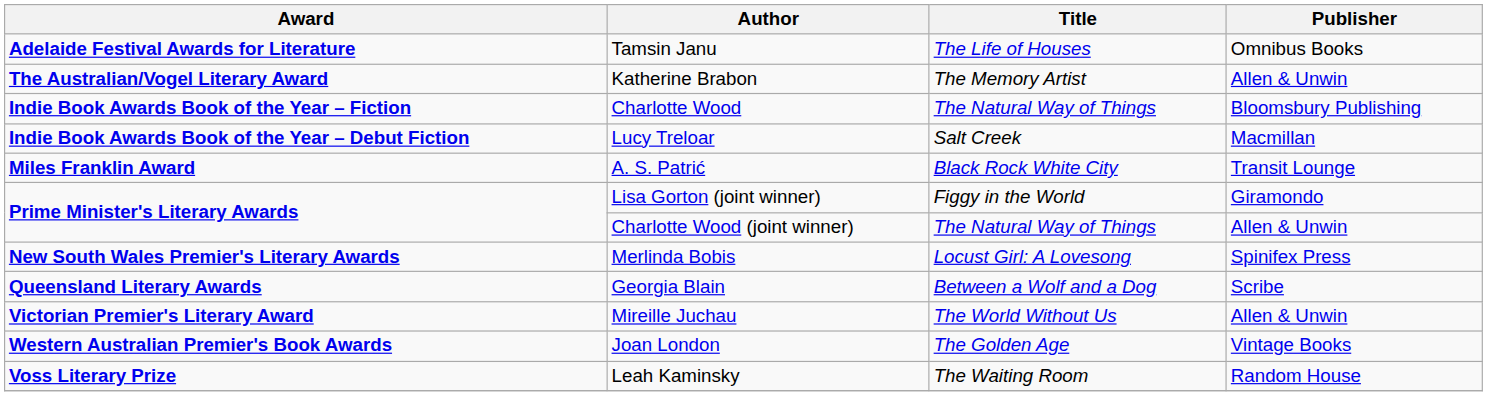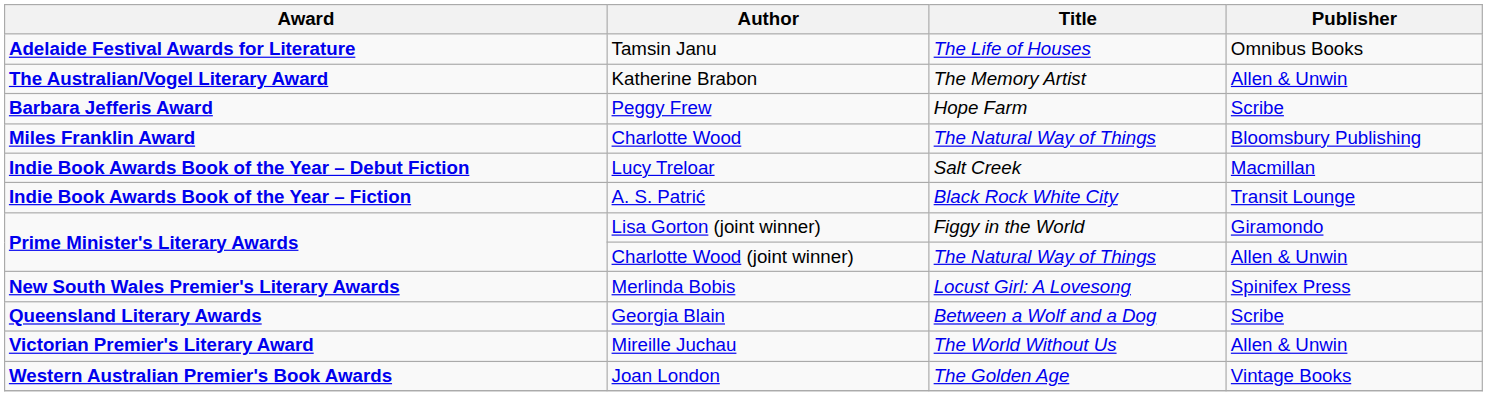+ row: (662, 108)
(210, 108) Indie Book Awards Book of the Year – Fiction -> (102, 138) Miles Franklin Award
(102, 167) Miles Franklin Award -> (210, 197) Indie Book Awards Book of the Year – Fiction
- row: (676, 375)
